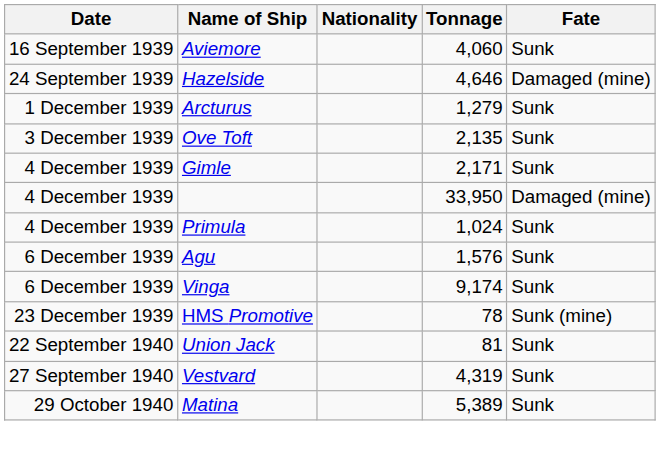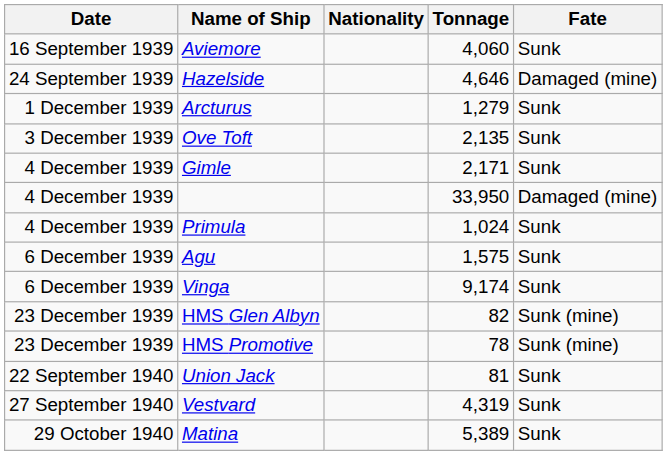(479, 256) 1,576 -> (486, 256) 1,575
+ row: (251, 316)
